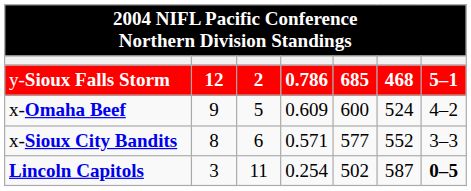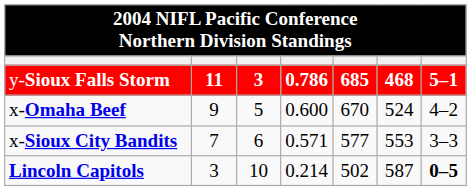(214, 79) 12 -> (214, 79) 11
(259, 79) 2 -> (259, 79) 3
(307, 110) 0.609 -> (307, 110) 0.600
(355, 110) 600 -> (355, 110) 670
(214, 140) 8 -> (214, 140) 7
(399, 140) 552 -> (399, 140) 553
(259, 170) 11 -> (259, 170) 10
(307, 170) 0.254 -> (307, 170) 0.214
